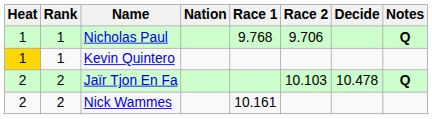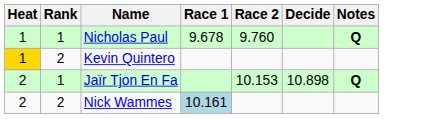- column: (205, 15)
(255, 37) 9.768 -> (206, 37) 9.678
(306, 37) 9.706 -> (257, 37) 9.760
(61, 59) 1 -> (61, 59) 2
(61, 80) 2 -> (61, 80) 1
(306, 80) 10.103 -> (257, 80) 10.153
(357, 80) 10.478 -> (308, 80) 10.898
(255, 102) no background -> (206, 102) lightblue background
